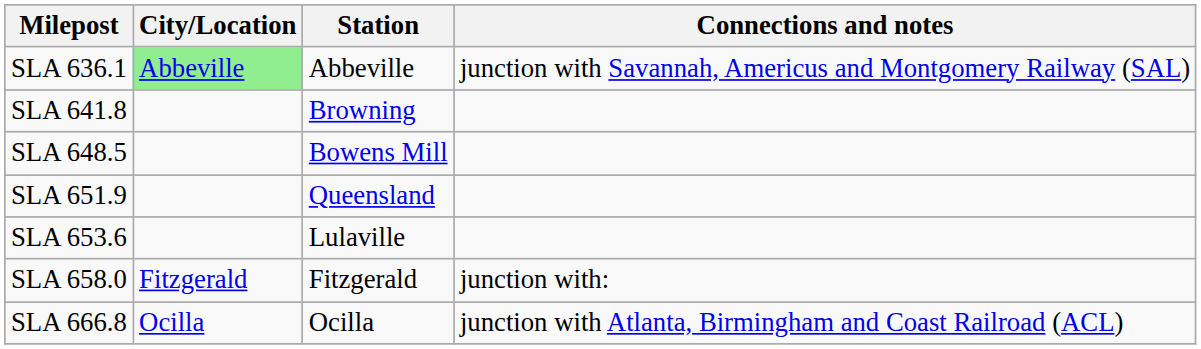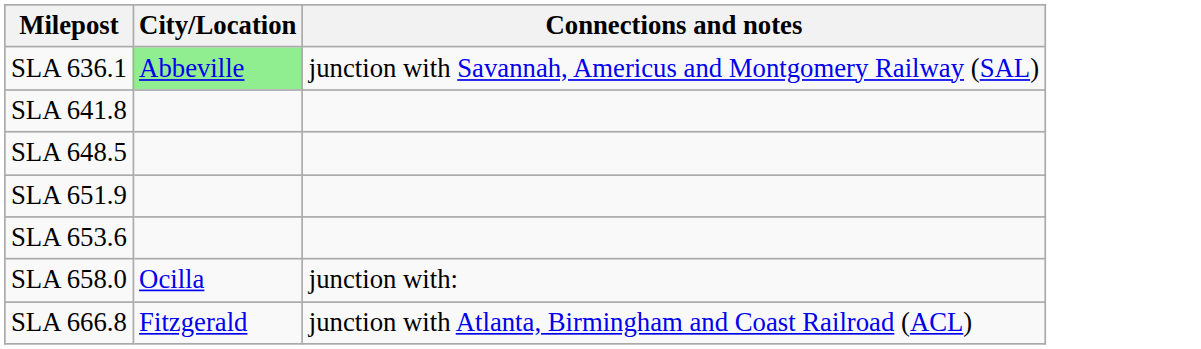- column: (378, 25)
(193, 279) Fitzgerald -> (172, 279) Ocilla
(172, 322) Ocilla -> (193, 322) Fitzgerald
